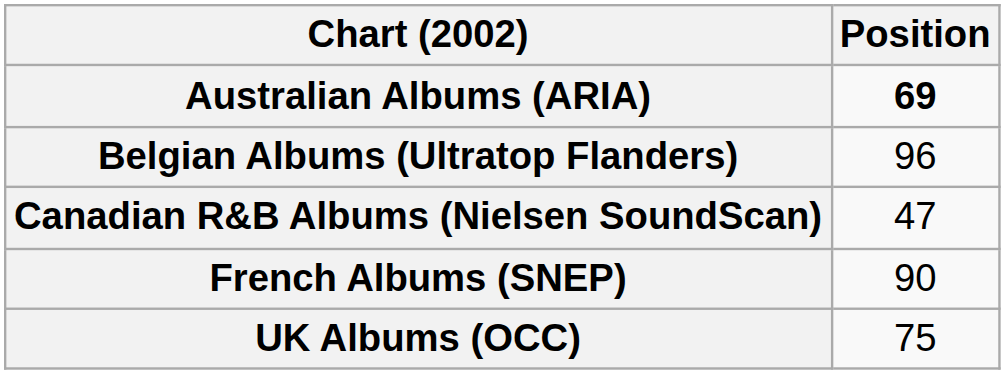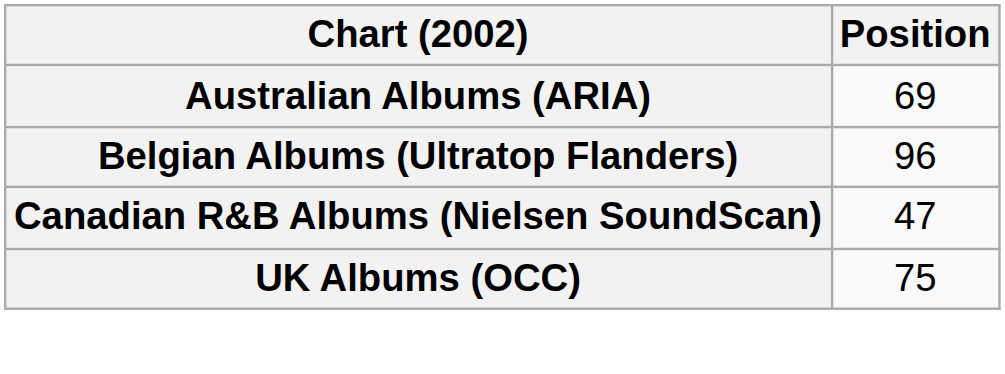(915, 95) bold -> (915, 95) normal
- row: (418, 277)
